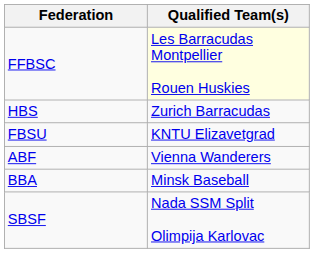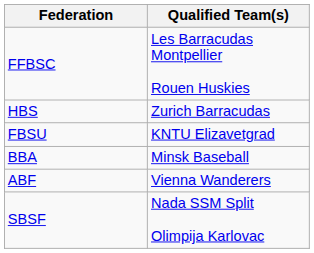(202, 63) lightyellow background -> (202, 63) no background
rows swapped: (22, 180) <-> (22, 157)
